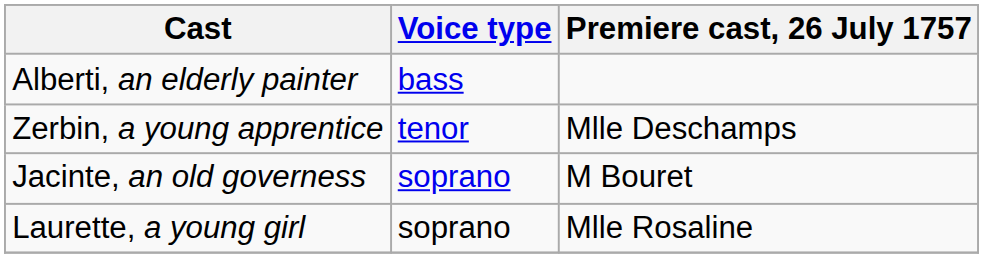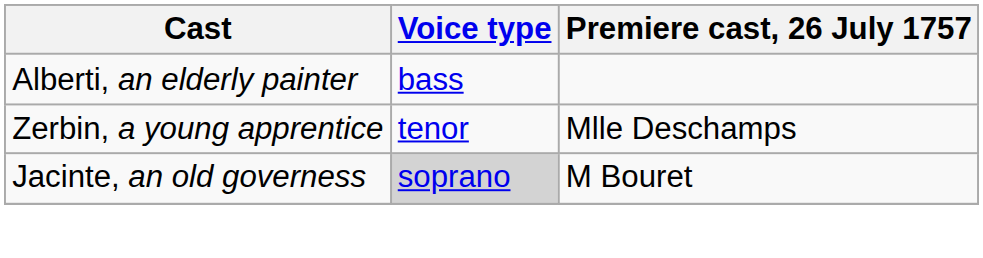(454, 177) no background -> (454, 177) lightgrey background
- row: (159, 227)
